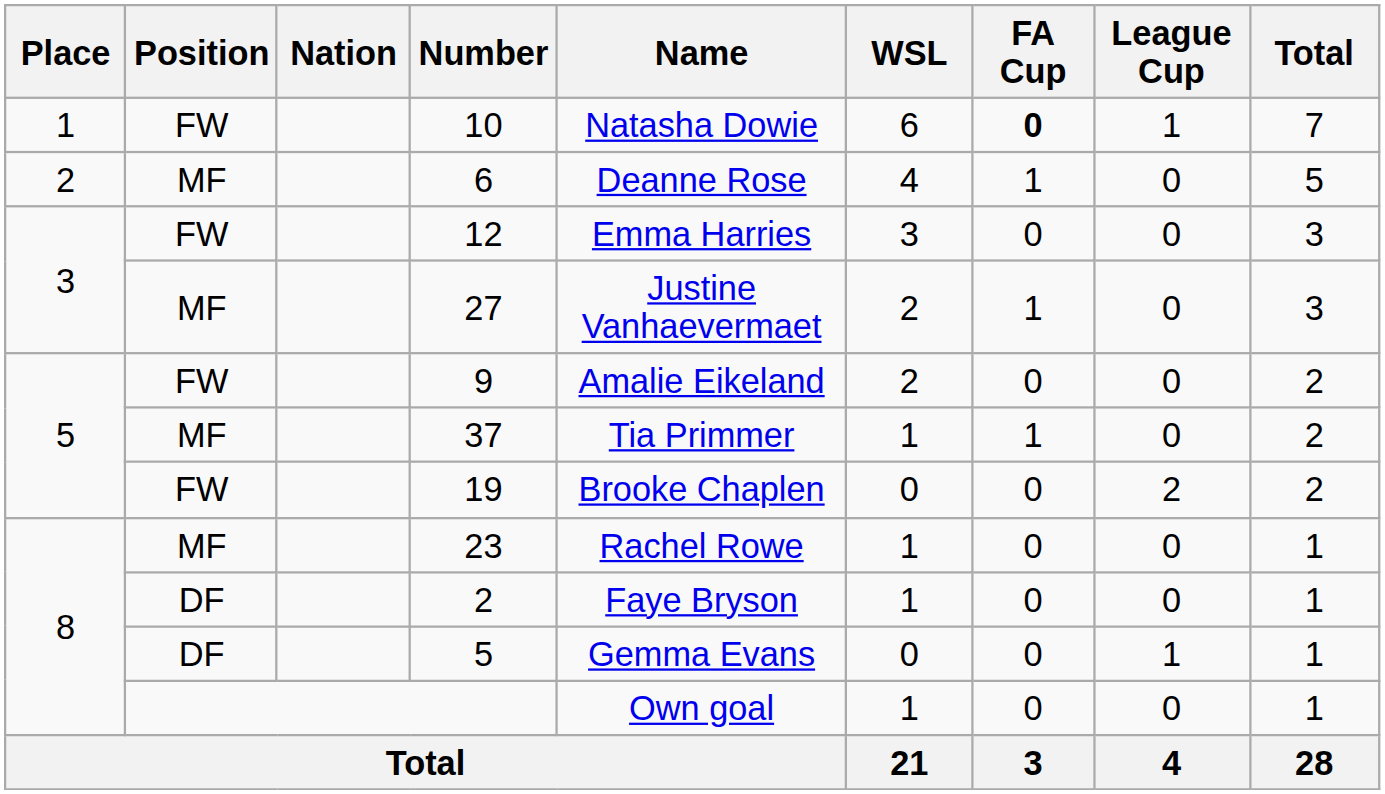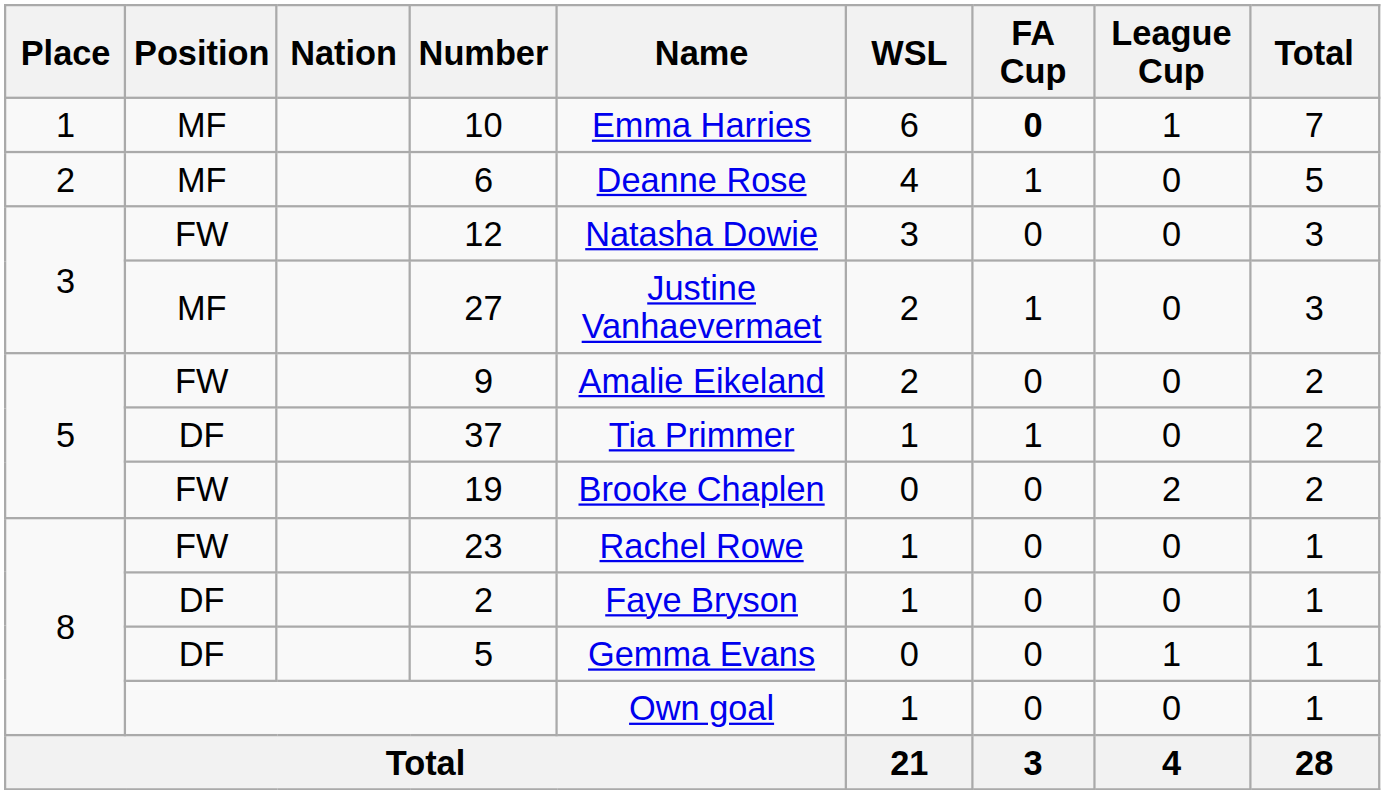(202, 125) FW -> (202, 125) MF
(702, 125) Natasha Dowie -> (702, 125) Emma Harries
(702, 234) Emma Harries -> (702, 234) Natasha Dowie
(202, 436) MF -> (202, 436) DF
(202, 544) MF -> (202, 544) FW
